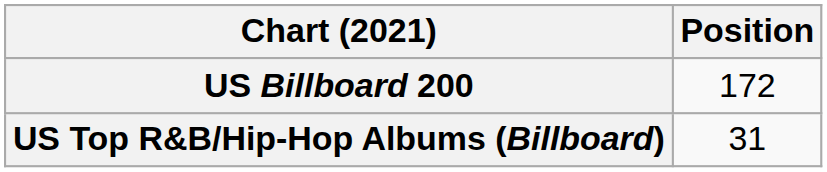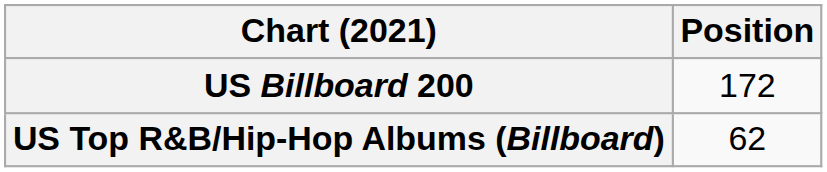(747, 138) 31 -> (747, 138) 62
